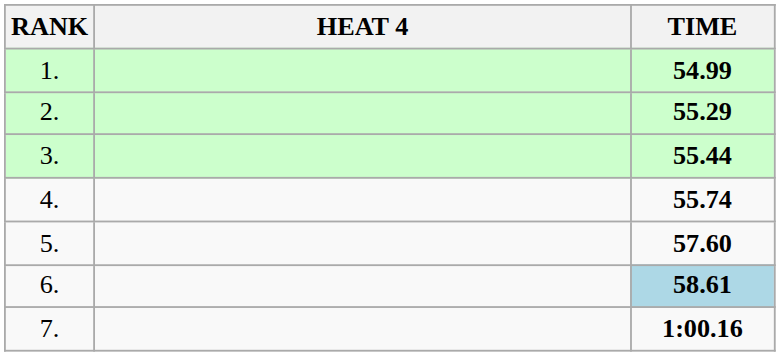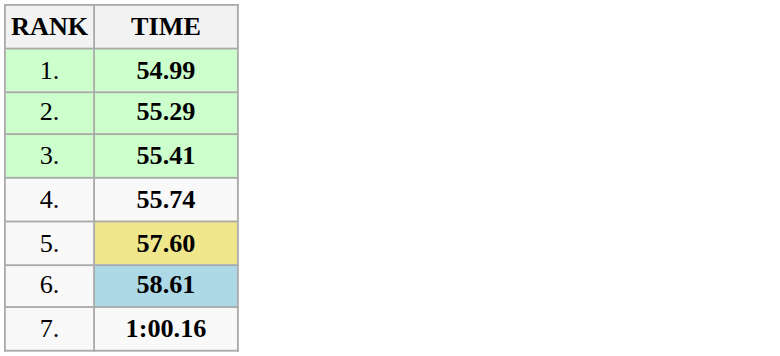- column: (363, 26)
(702, 156) 55.44 -> (166, 156) 55.41
(702, 242) no background -> (166, 242) khaki background
